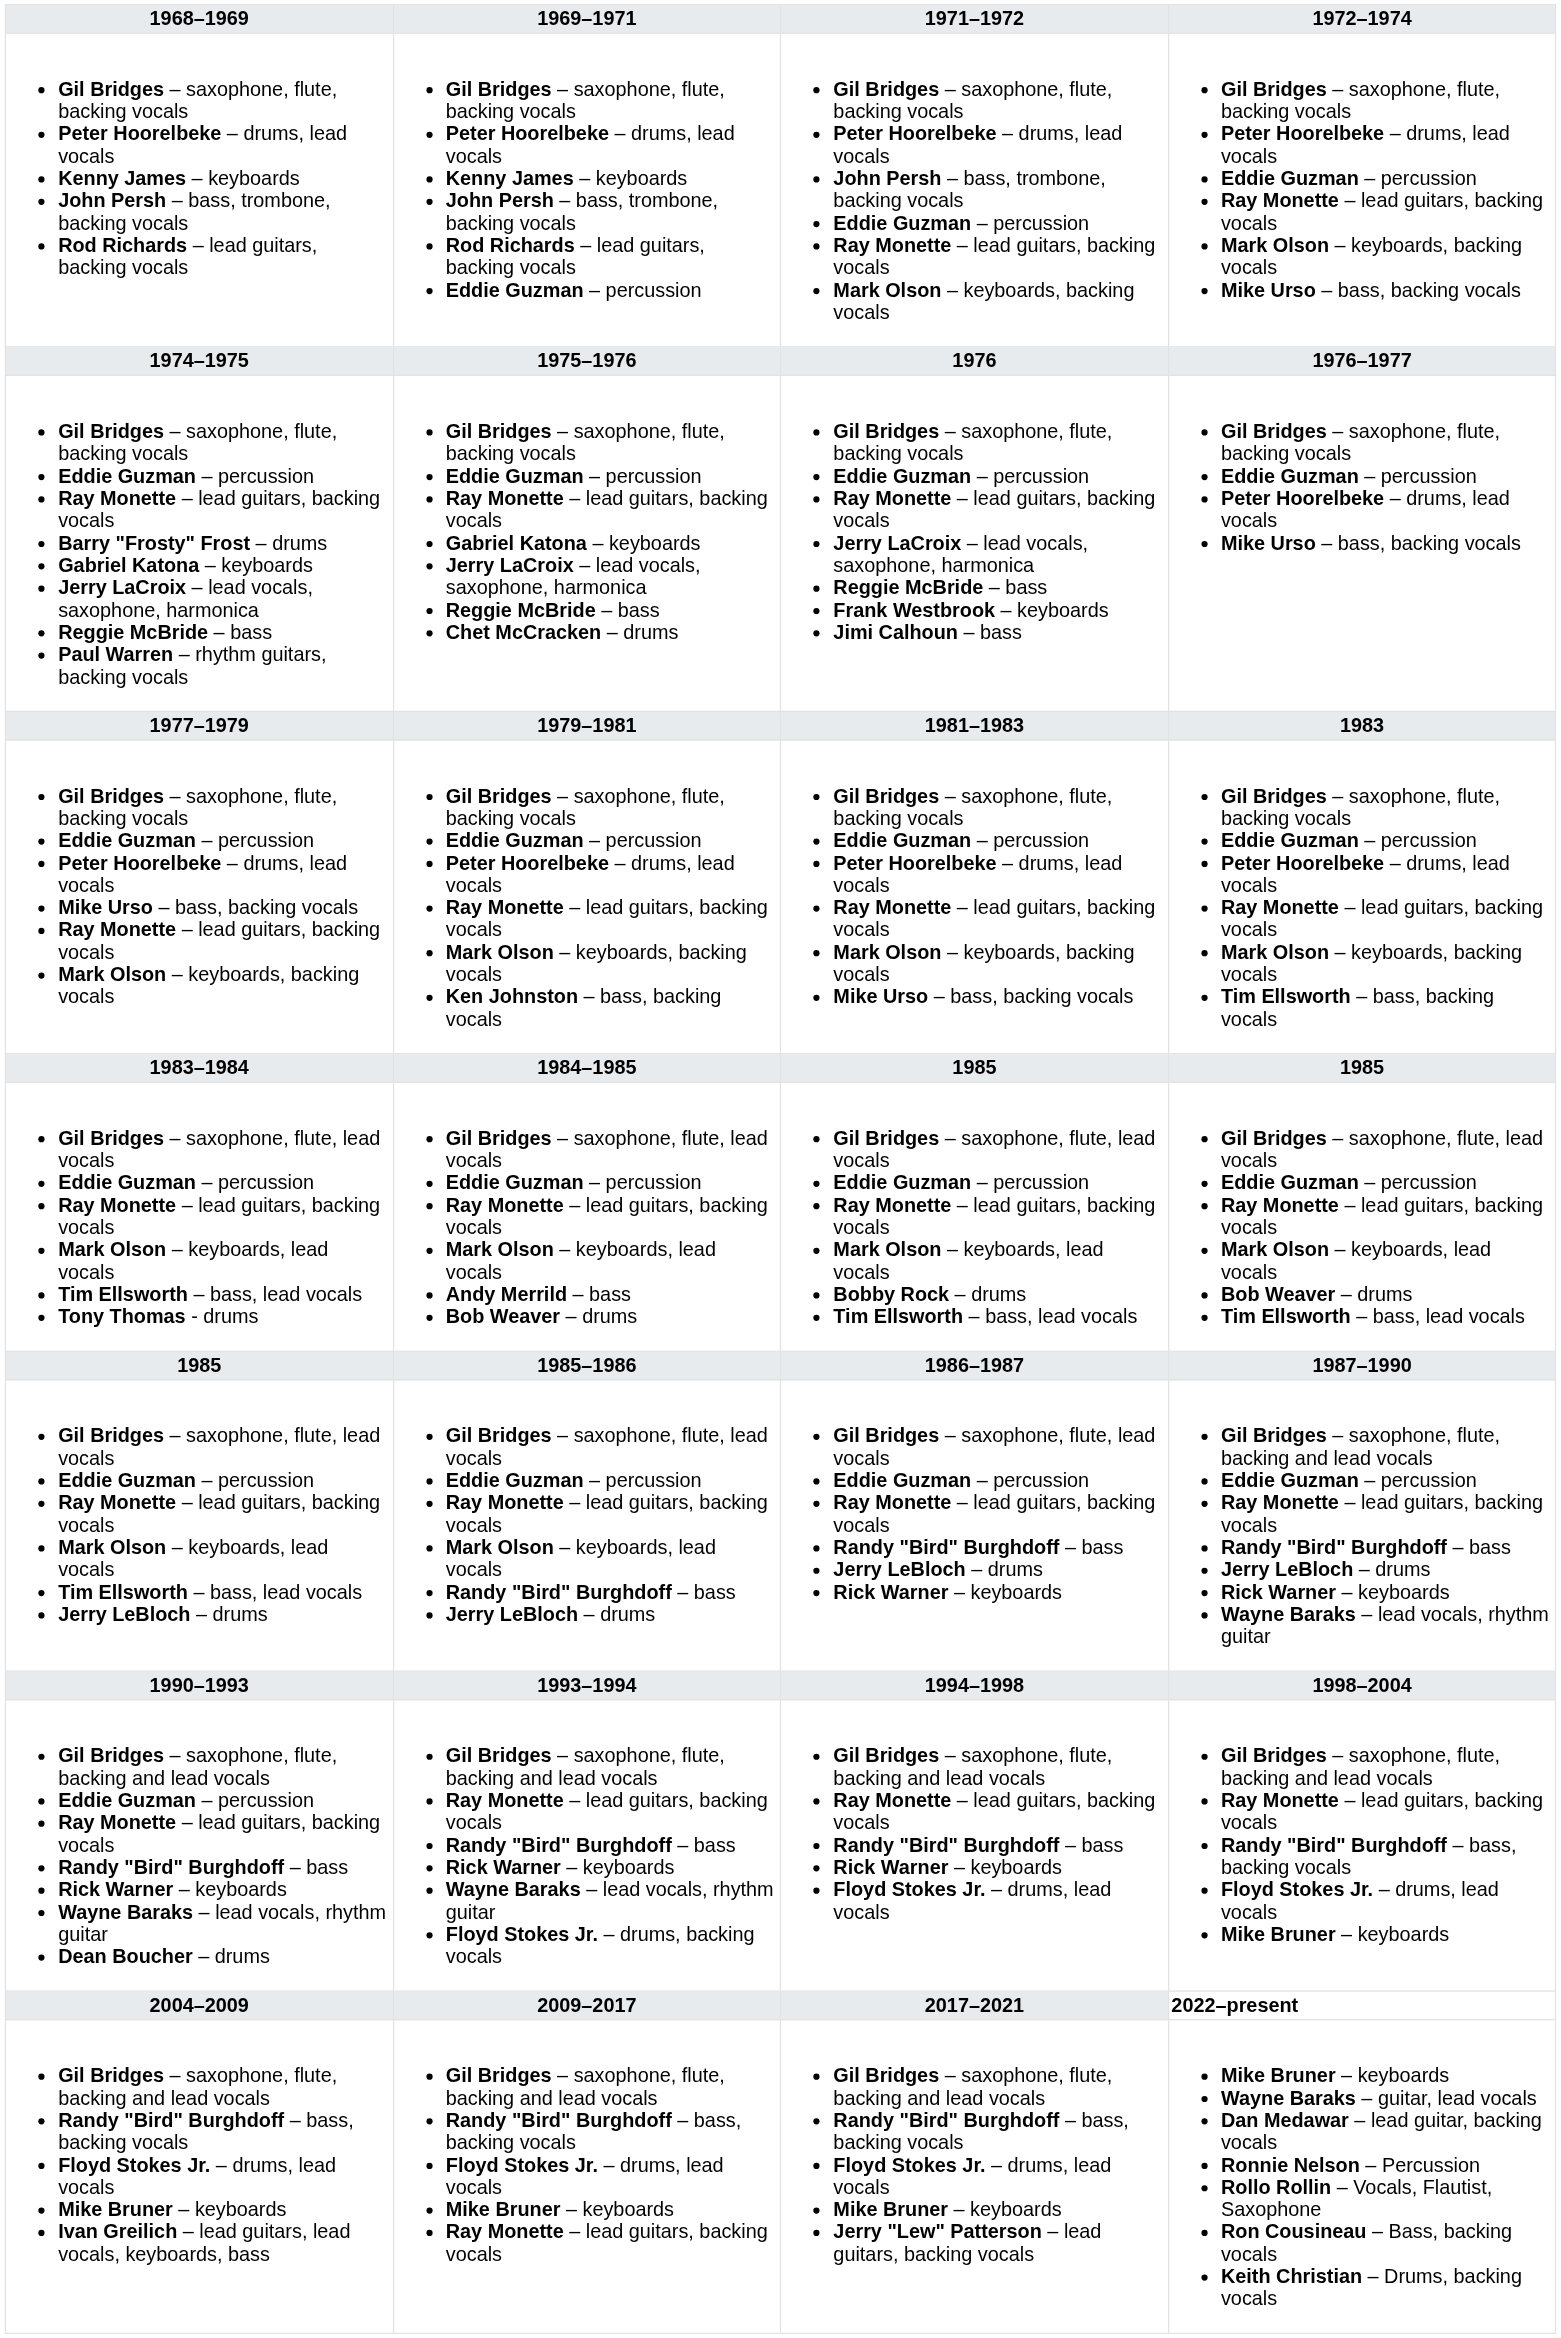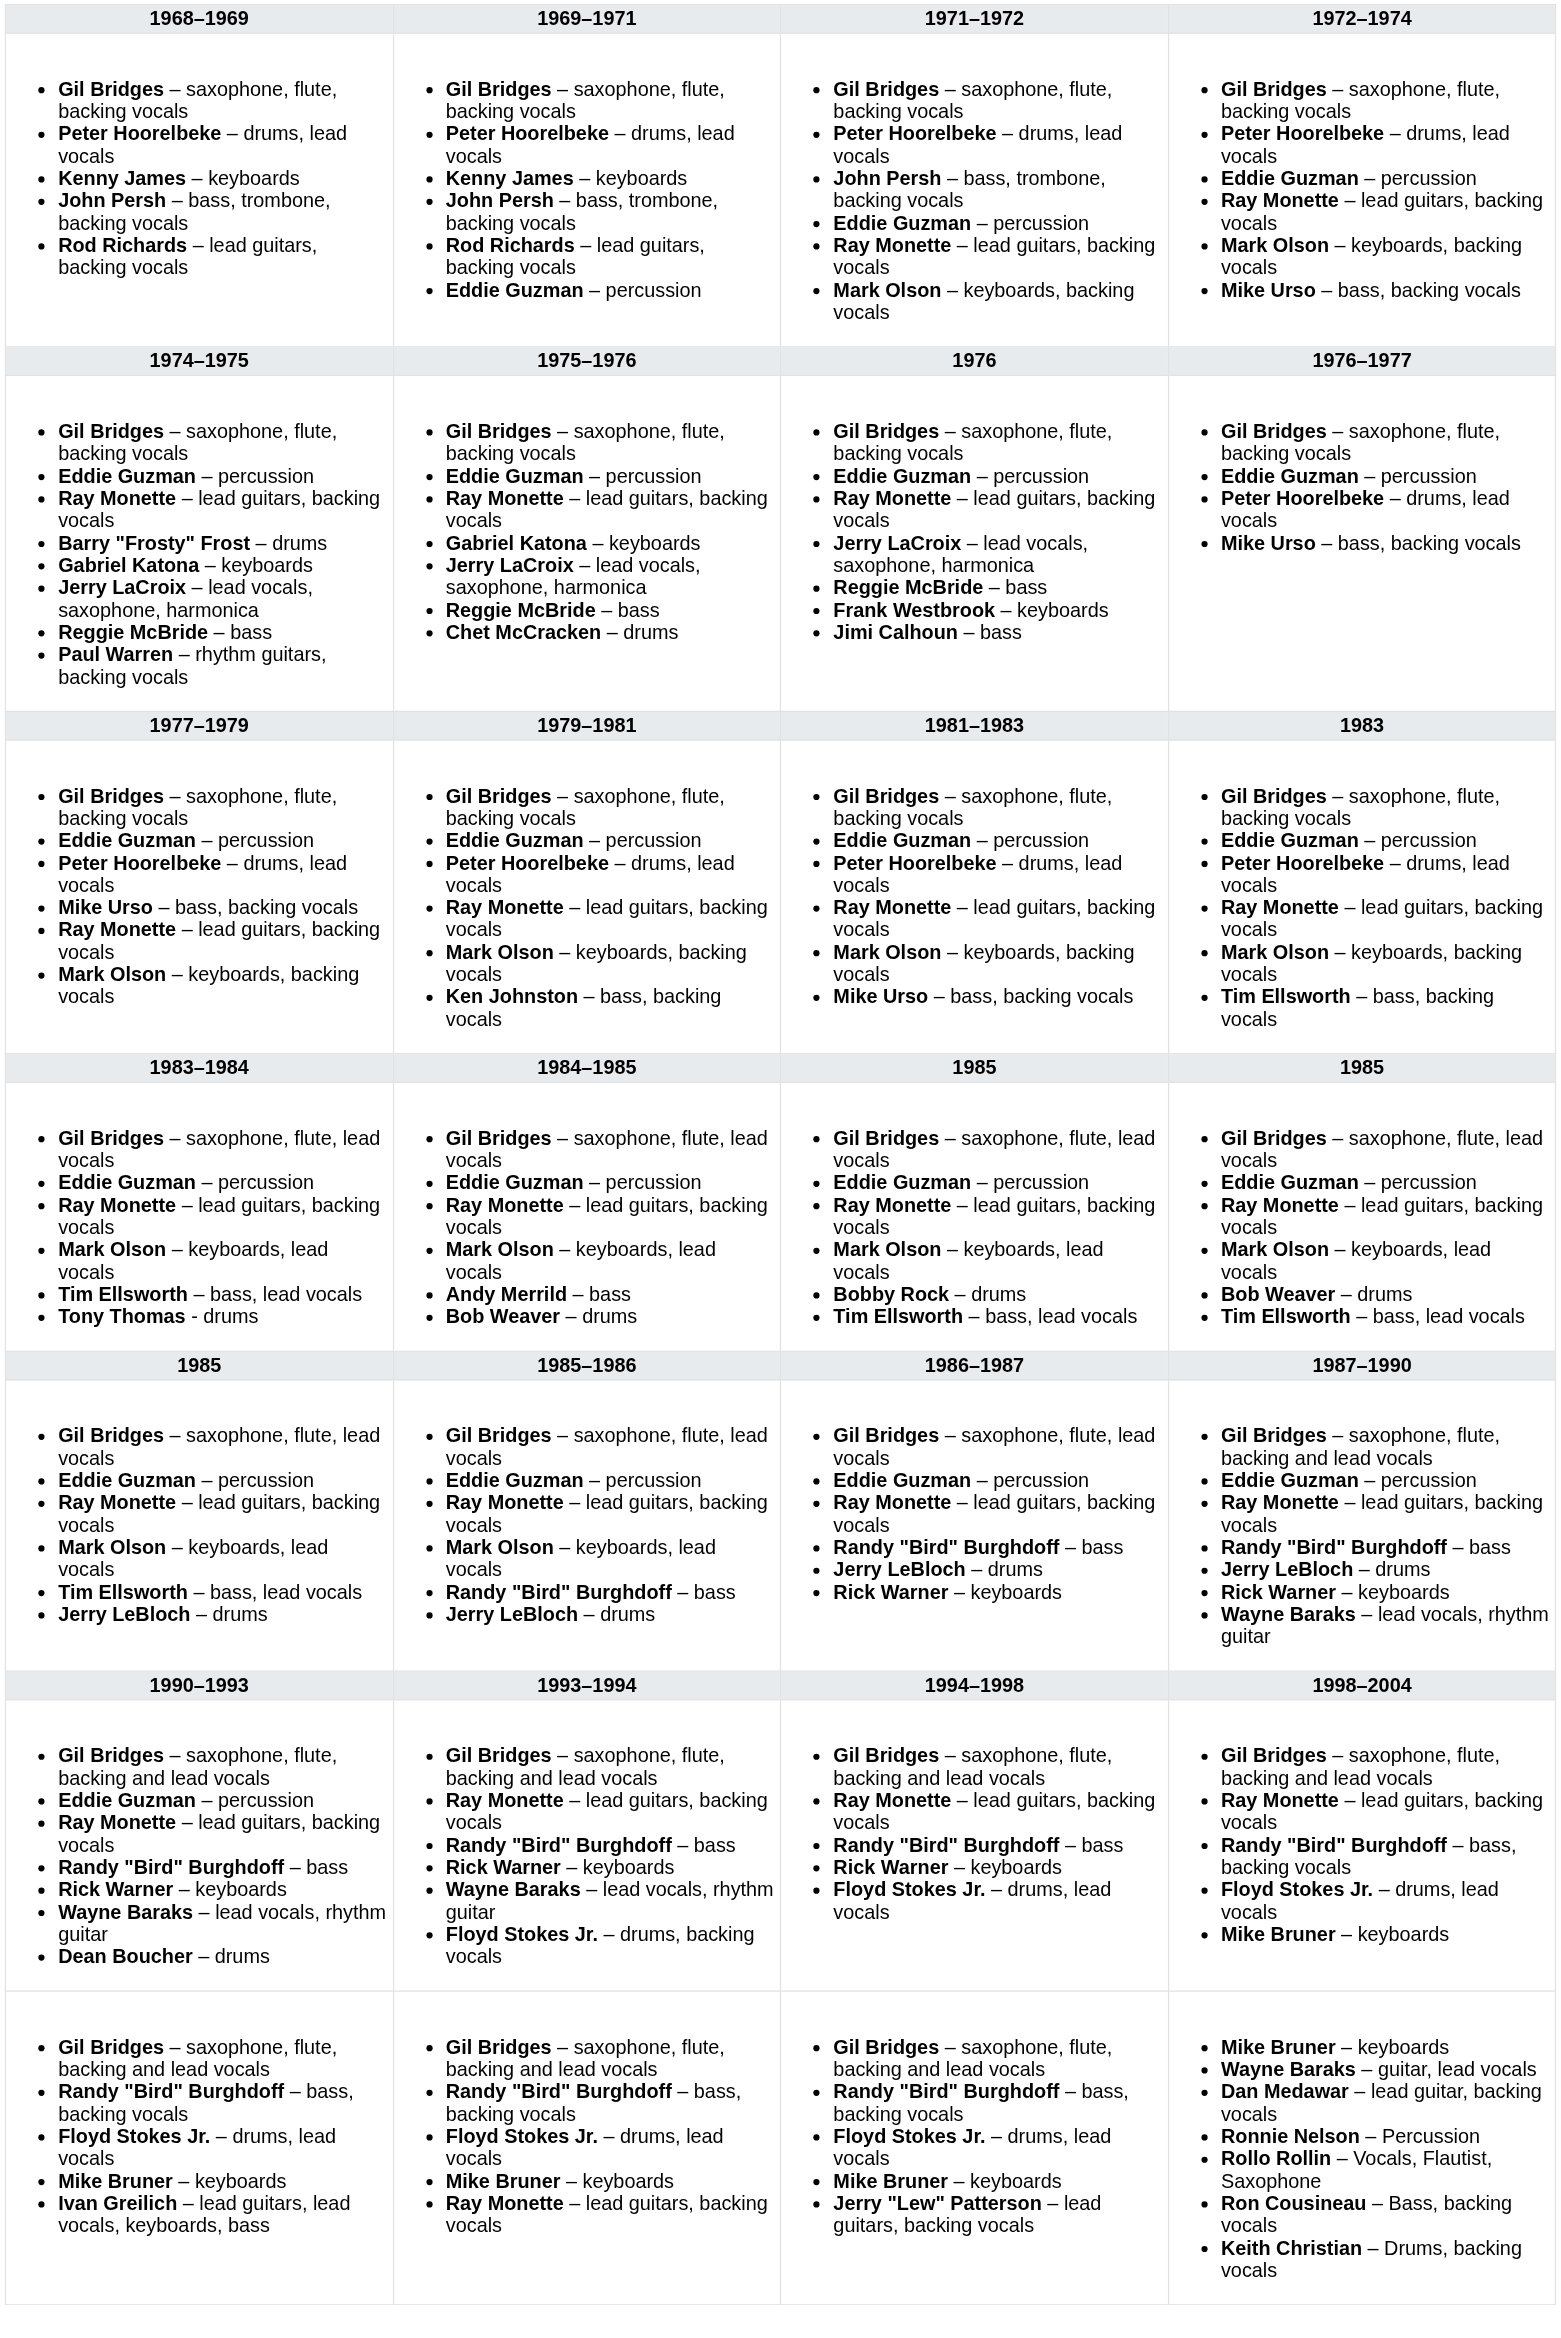- row: (199, 2005)
